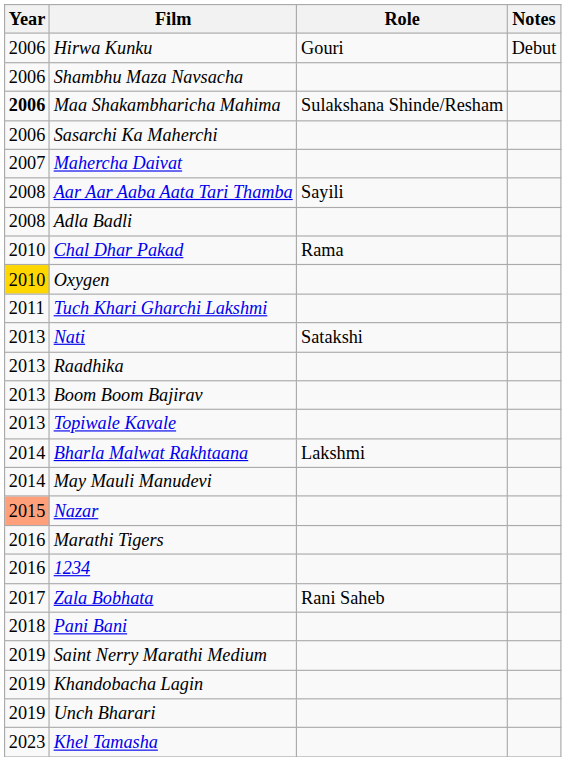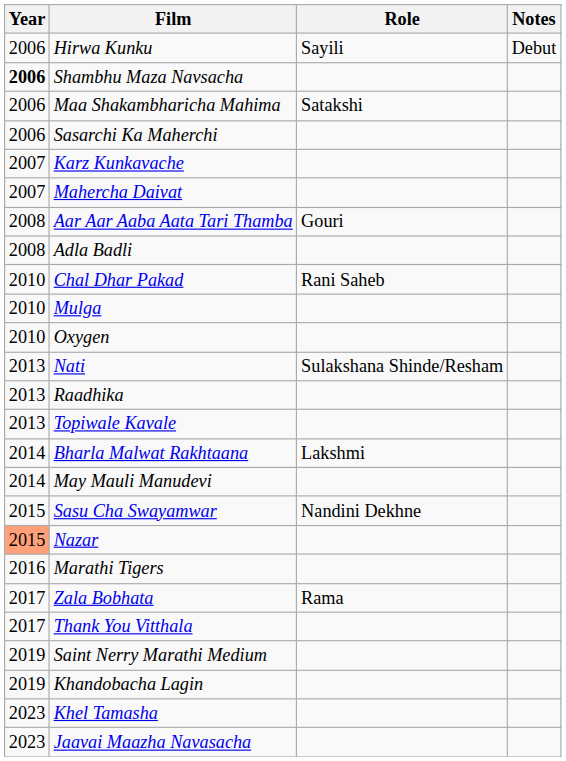(322, 47) Gouri -> (322, 47) Sayili
(27, 76) normal -> (27, 76) bold
(27, 105) bold -> (27, 105) normal
(402, 105) Sulakshana Shinde/Resham -> (332, 105) Satakshi
+ row: (119, 163)
(322, 192) Sayili -> (322, 221) Gouri
(322, 250) Rama -> (343, 279) Rani Saheb
+ row: (77, 308)
(27, 279) gold background -> (27, 337) no background
- row: (160, 308)
(332, 337) Satakshi -> (402, 366) Sulakshana Shinde/Resham
- row: (128, 395)
+ row: (135, 510)
- row: (72, 568)
(343, 597) Rani Saheb -> (322, 597) Rama
+ row: (123, 626)
- row: (90, 626)
- row: (105, 713)
+ row: (152, 742)
